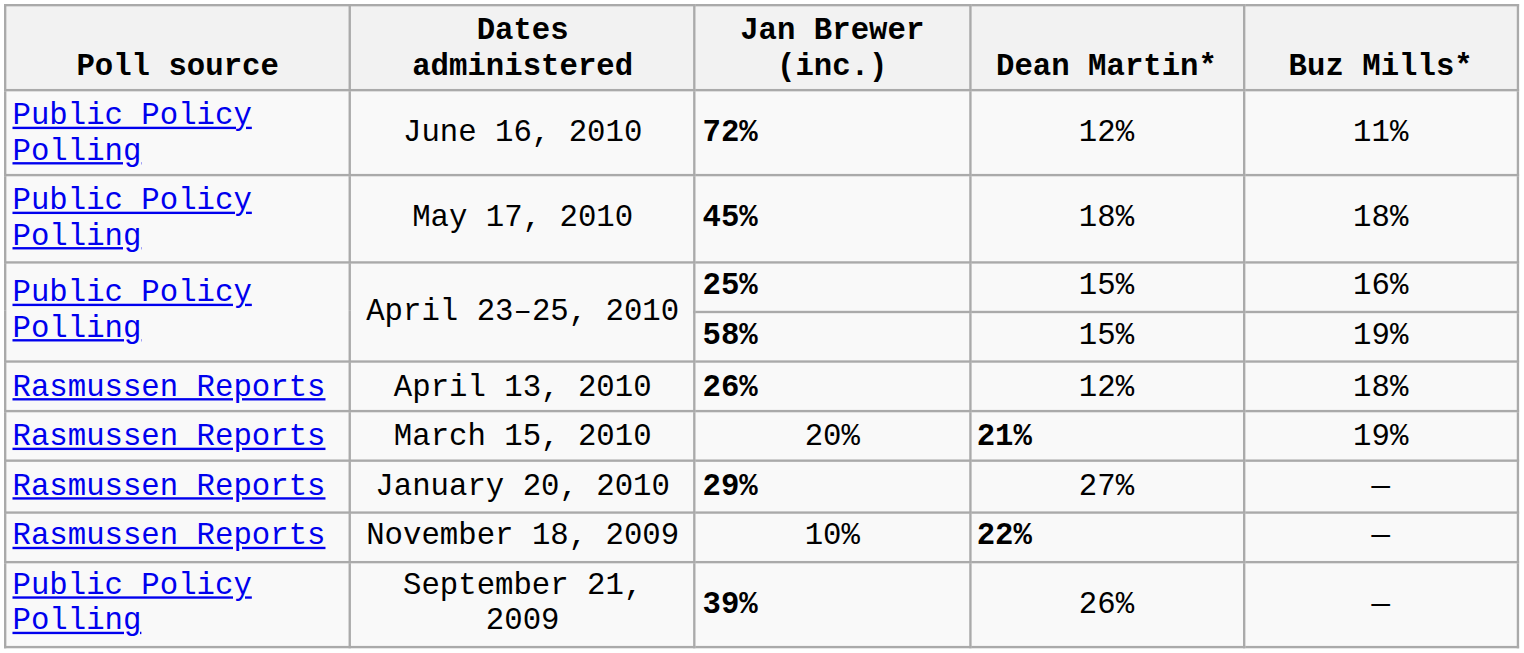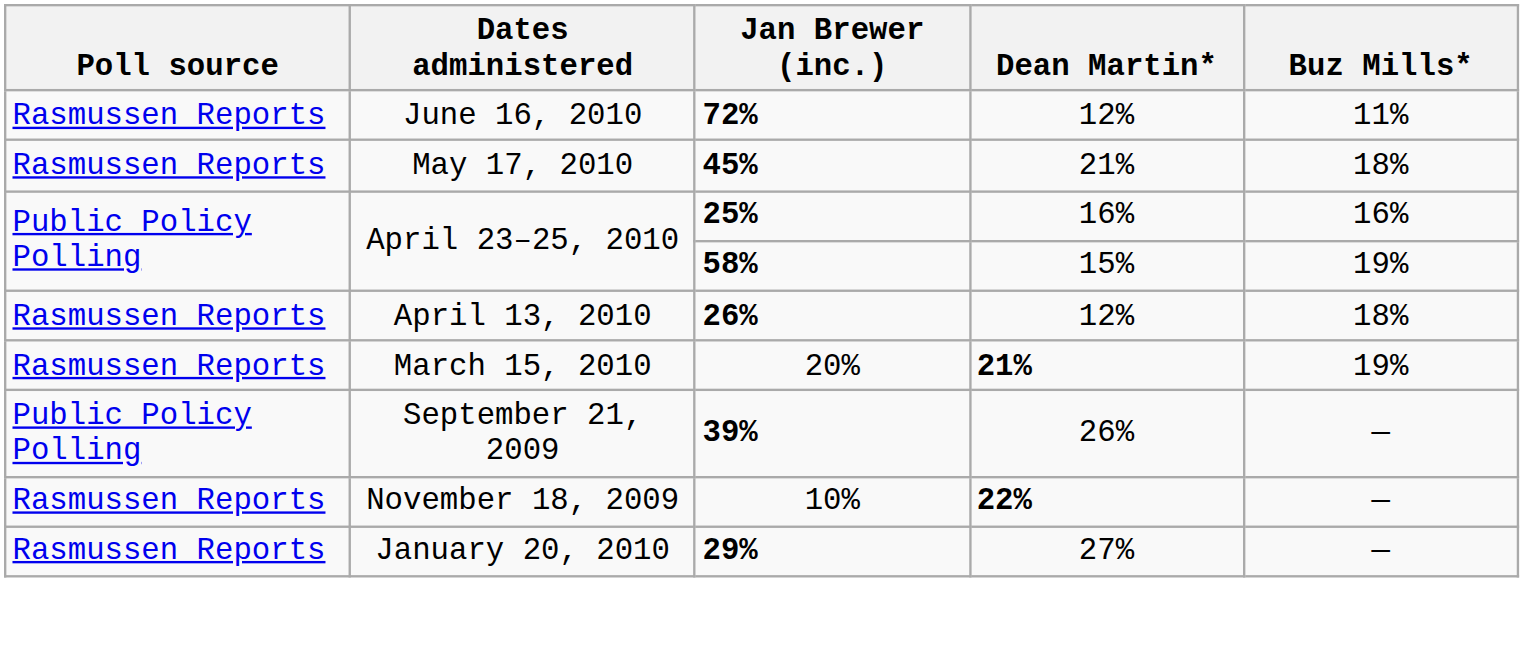(132, 133) Public Policy Polling -> (169, 116) Rasmussen Reports
(132, 219) Public Policy Polling -> (169, 166) Rasmussen Reports
(1106, 219) 18% -> (1106, 166) 21%
(1106, 286) 15% -> (1106, 216) 16%
rows swapped: (730, 486) <-> (730, 604)
